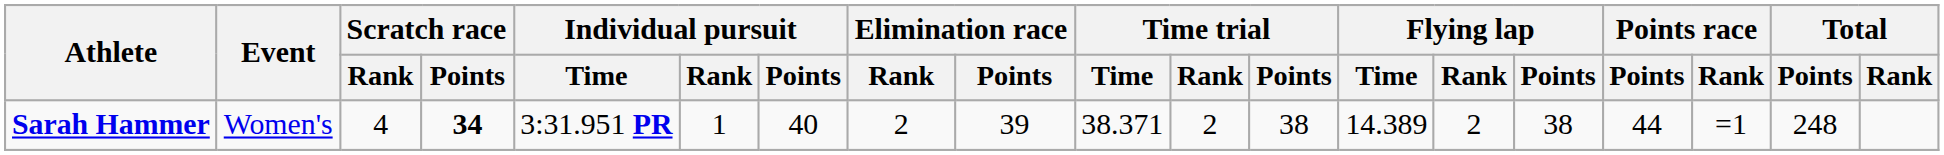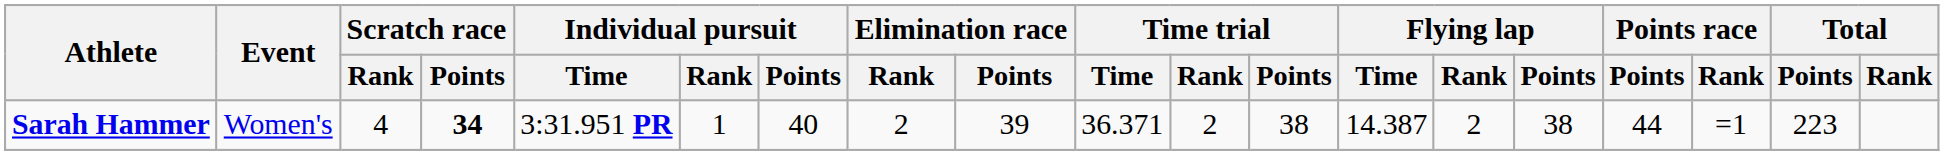(1122, 125) 38.371 -> (1122, 125) 36.371
(1386, 125) 14.389 -> (1386, 125) 14.387
(1815, 125) 248 -> (1815, 125) 223
